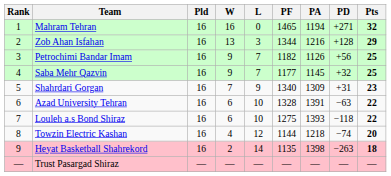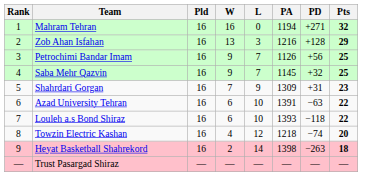- column: (287, 12)
